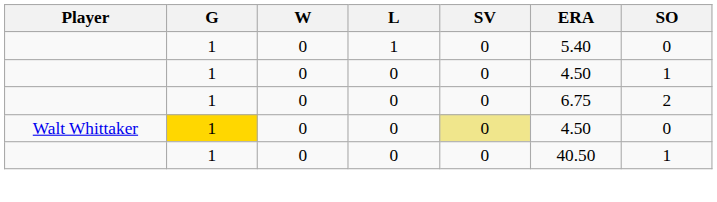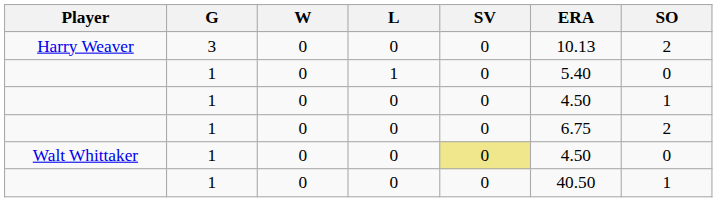+ row: (85, 45)
(212, 127) gold background -> (212, 155) no background
